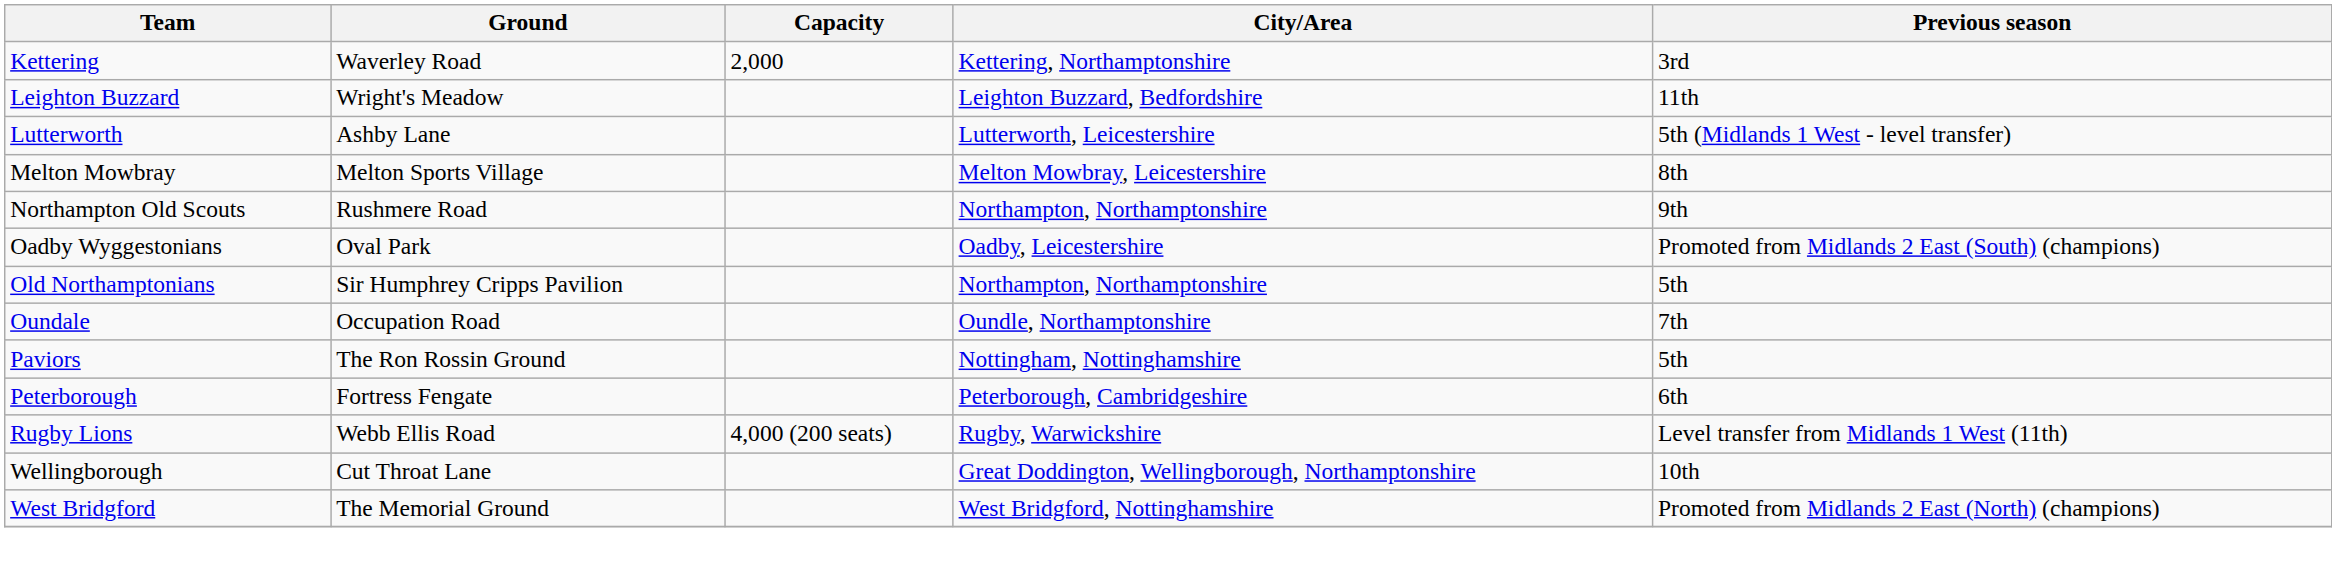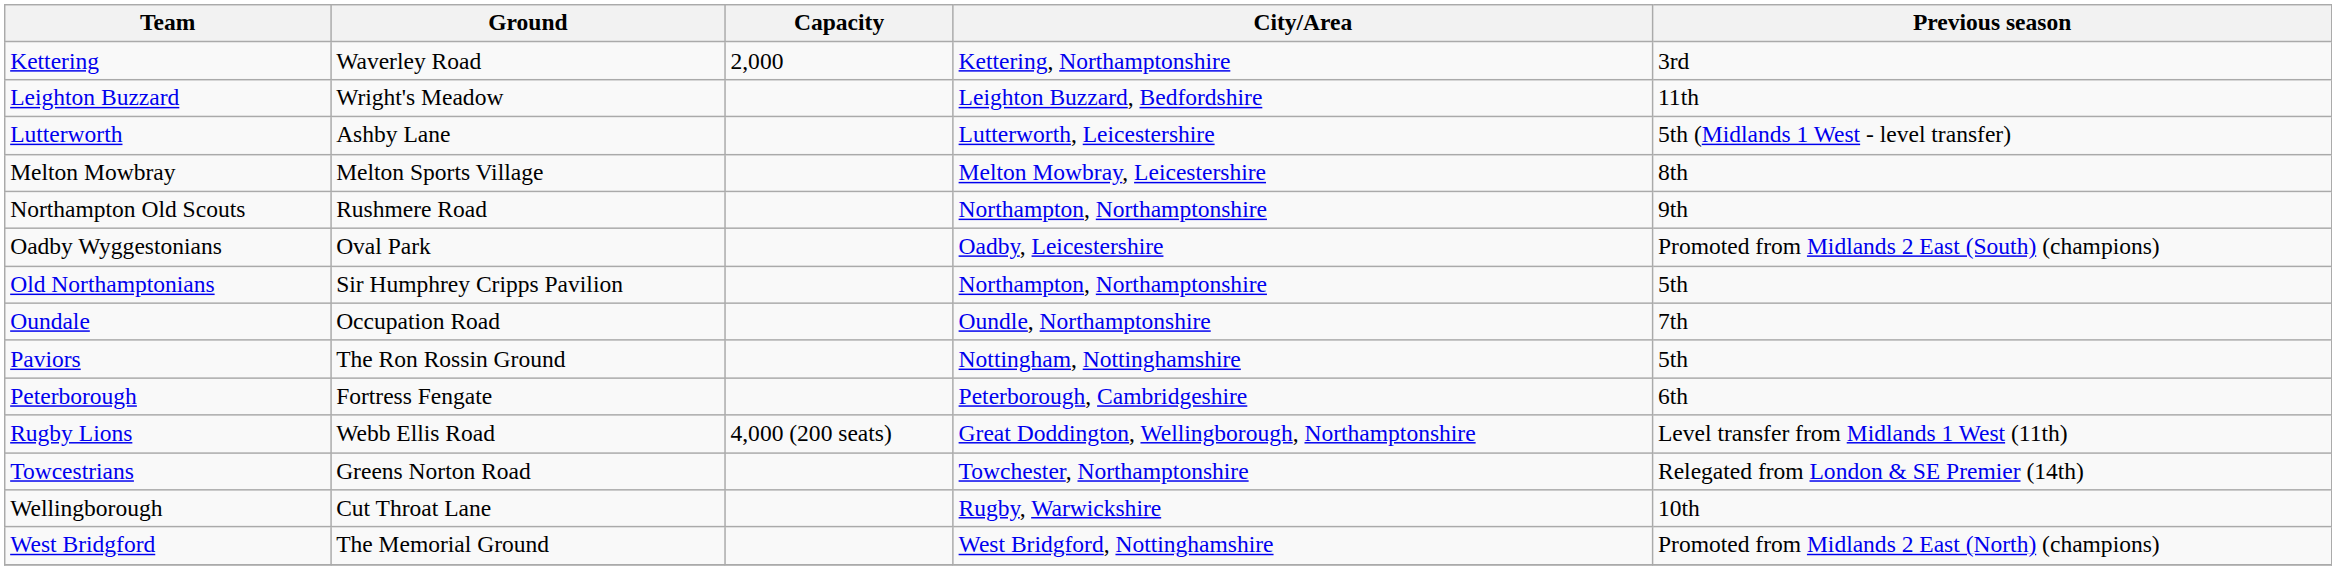(1060, 433) Rugby, Warwickshire -> (1217, 433) Great Doddington, Wellingborough, Northamptonshire
+ row: (72, 470)
(1217, 470) Great Doddington, Wellingborough, Northamptonshire -> (1060, 508) Rugby, Warwickshire
